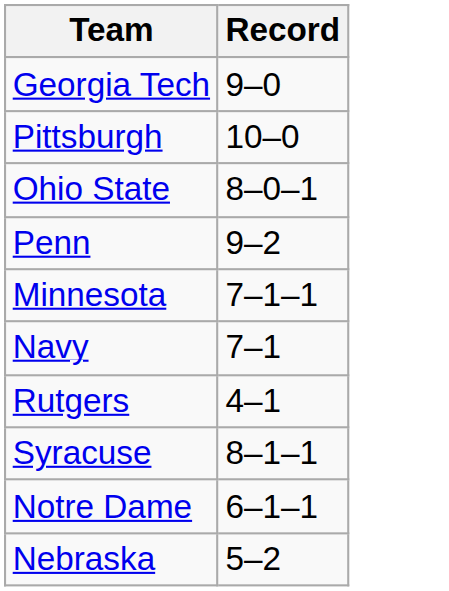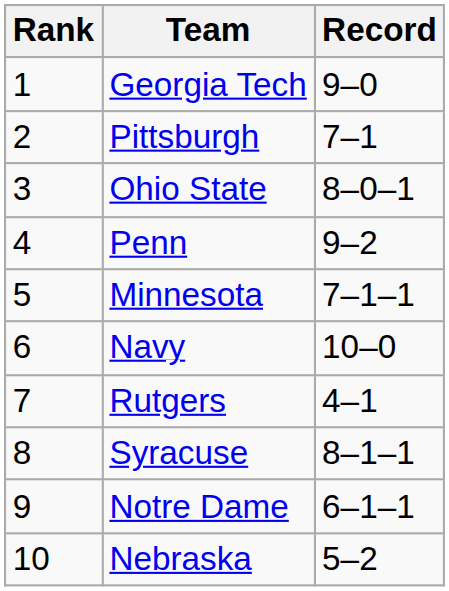+ column: (53, 30)
(262, 136) 10–0 -> (350, 136) 7–1
(253, 347) 7–1 -> (359, 347) 10–0
